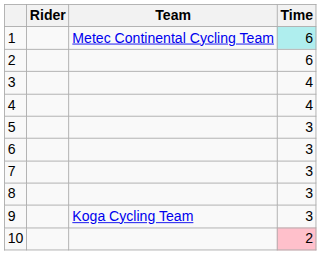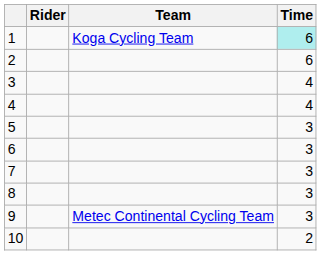(173, 37) Metec Continental Cycling Team -> (133, 37) Koga Cycling Team
(133, 216) Koga Cycling Team -> (173, 216) Metec Continental Cycling Team
(309, 238) pink background -> (309, 238) no background
